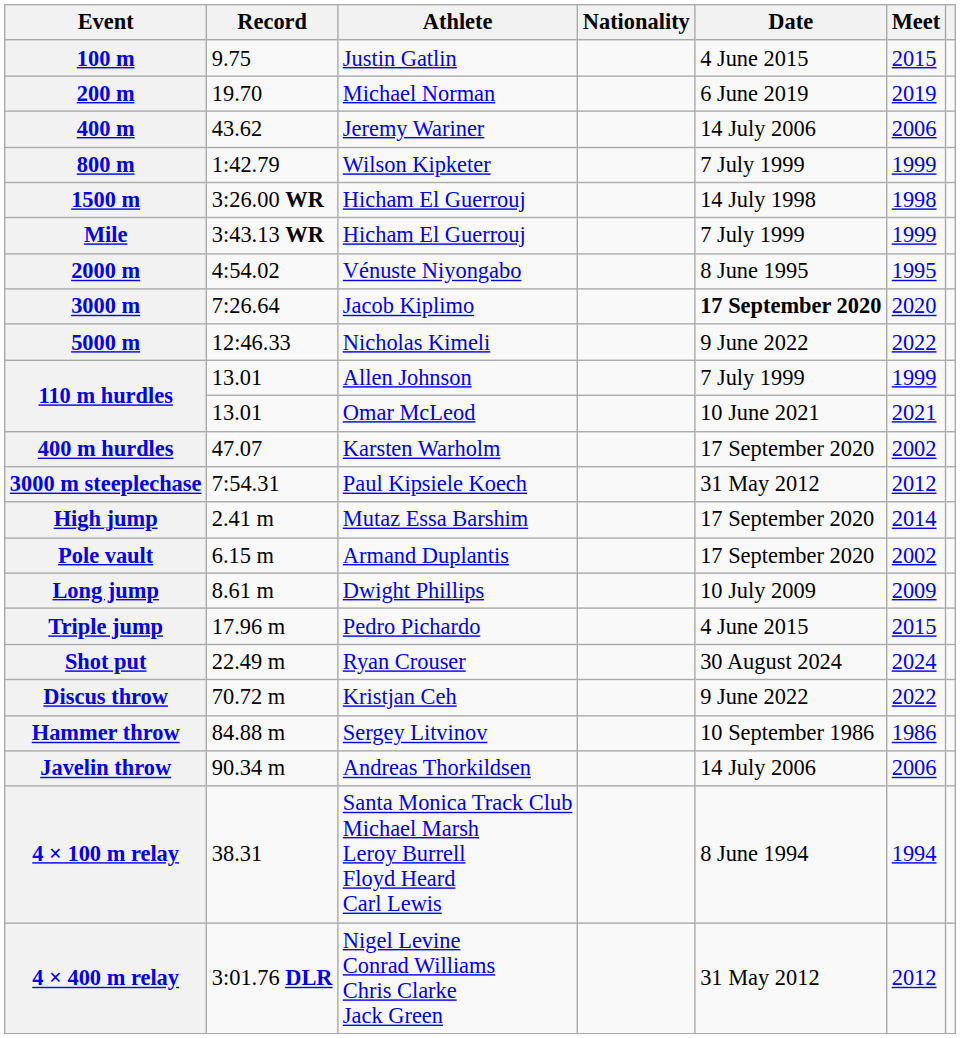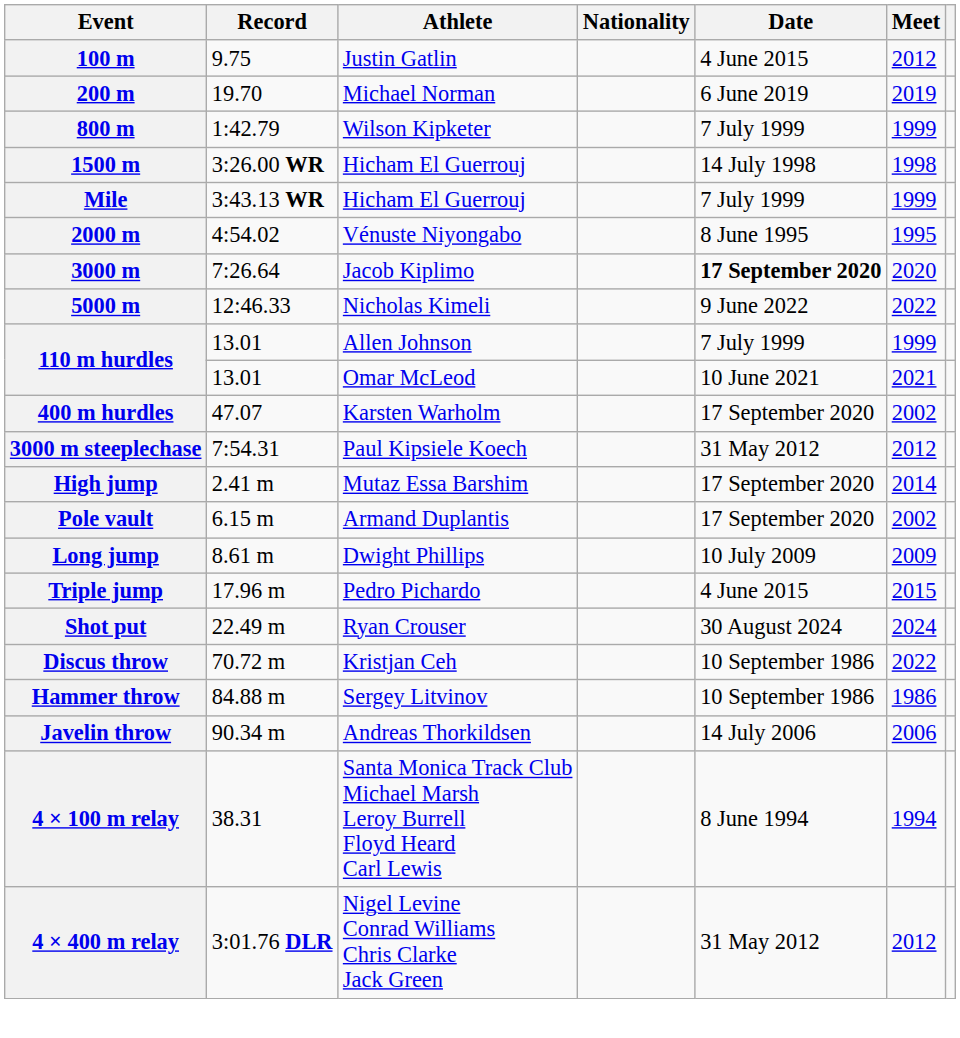(914, 57) 2015 -> (914, 57) 2012
- row: (106, 128)
(754, 697) 9 June 2022 -> (787, 661) 10 September 1986
